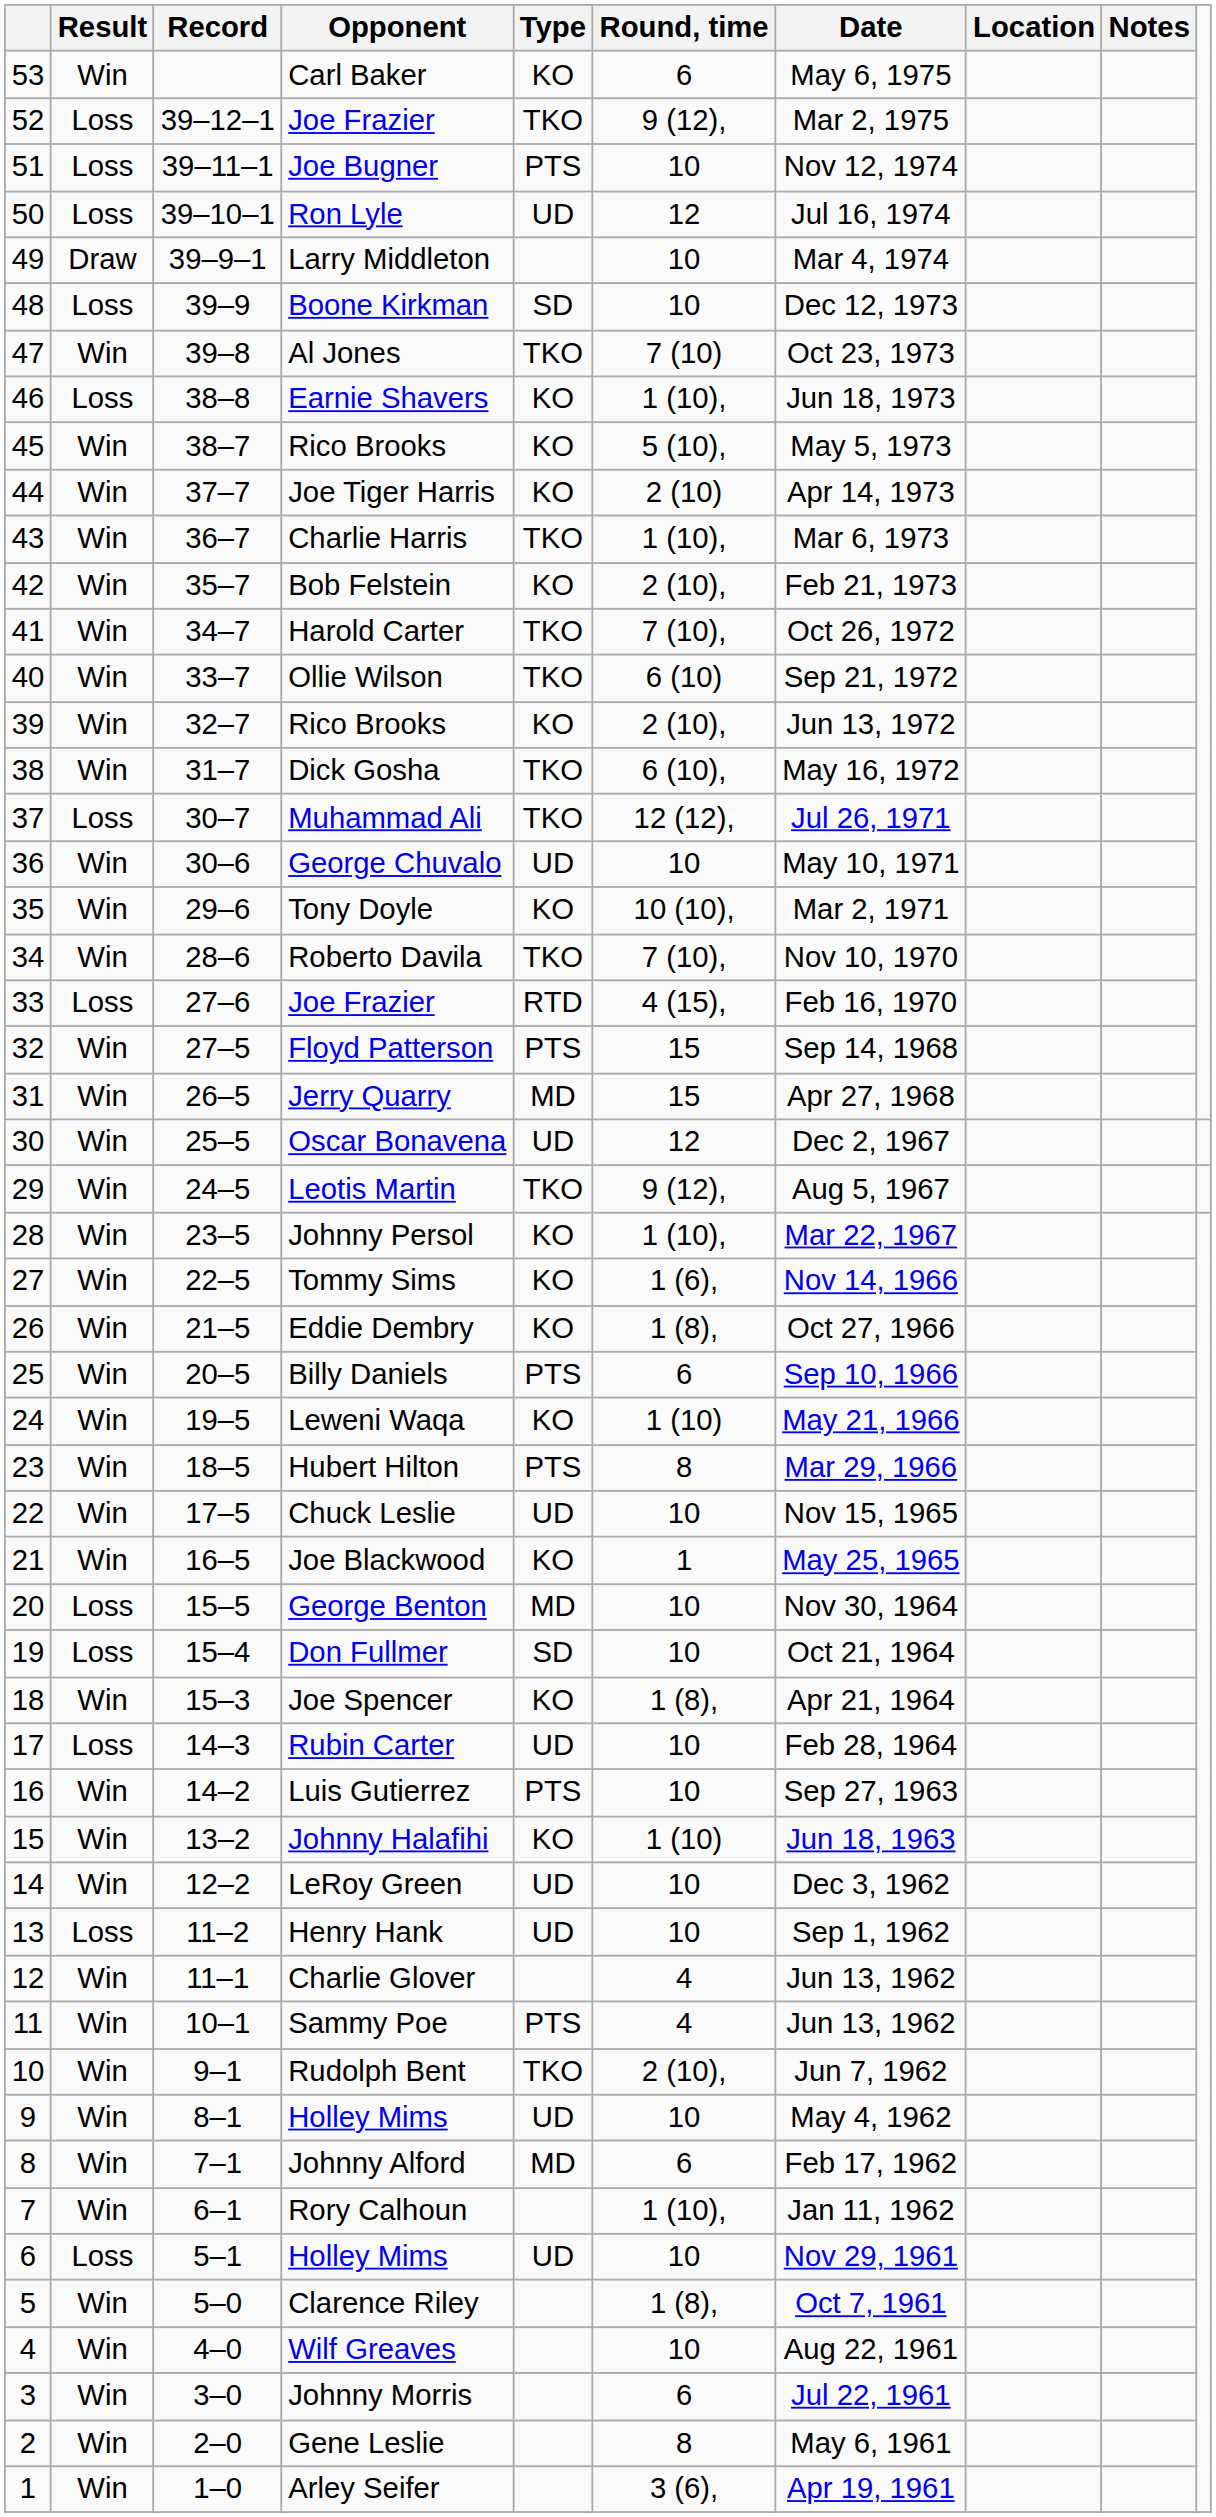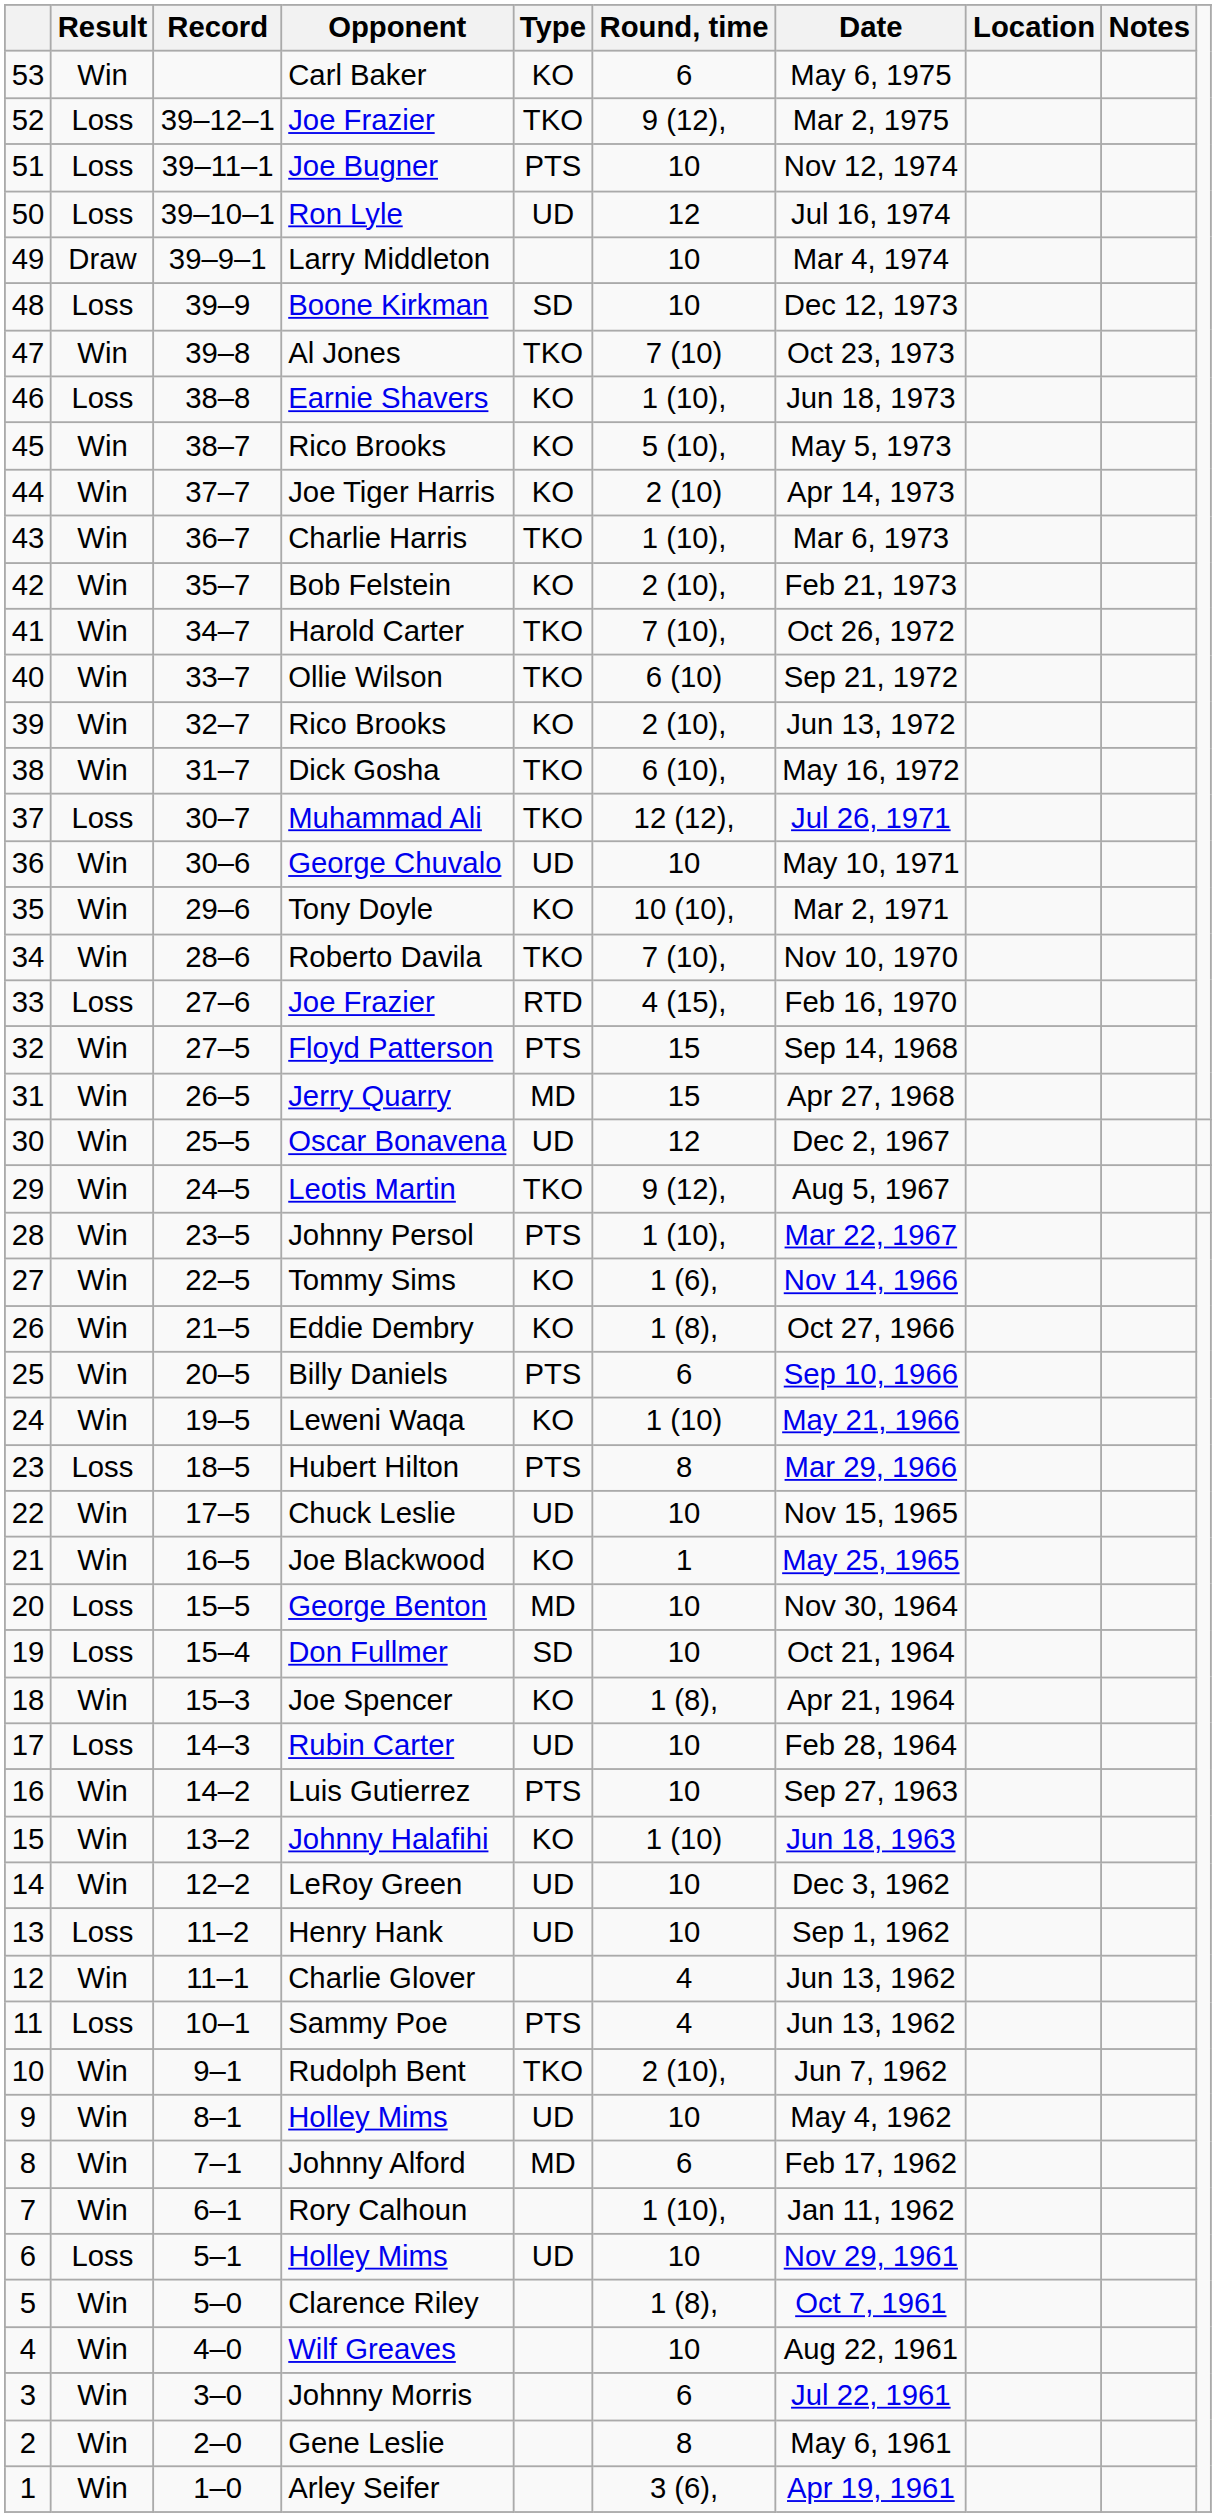(553, 1235) KO -> (553, 1235) PTS
(102, 1467) Win -> (102, 1467) Loss
(102, 2024) Win -> (102, 2024) Loss
